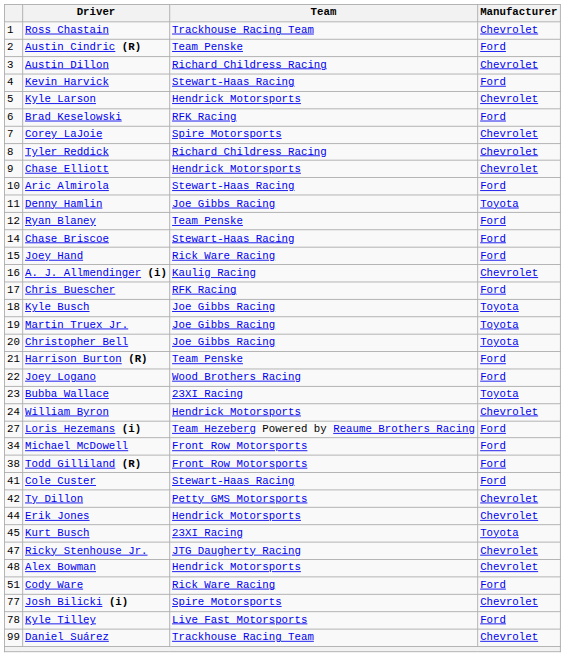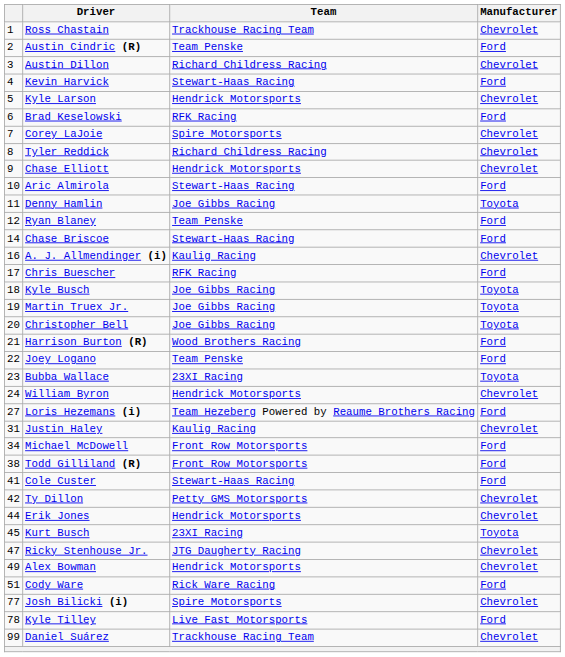- row: (54, 256)
(208, 360) Team Penske -> (237, 343) Wood Brothers Racing
(237, 378) Wood Brothers Racing -> (208, 360) Team Penske
+ row: (64, 430)
(13, 569) 48 -> (13, 569) 49
